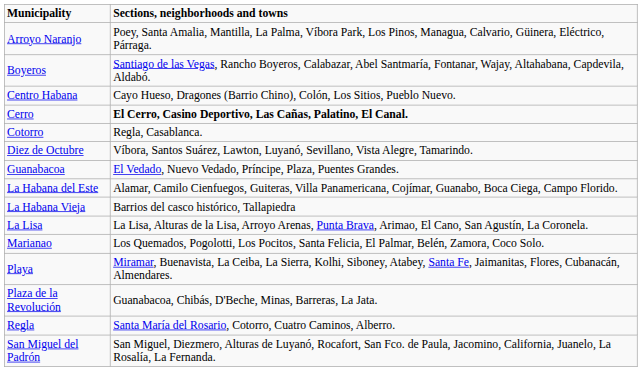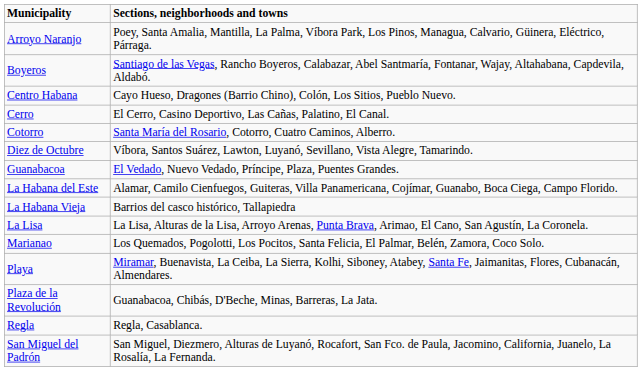(261, 114) bold -> (251, 114) normal
(158, 132) Regla, Casablanca. -> (254, 132) Santa María del Rosario, Cotorro, Cuatro Caminos, Alberro.
(254, 325) Santa María del Rosario, Cotorro, Cuatro Caminos, Alberro. -> (158, 325) Regla, Casablanca.
